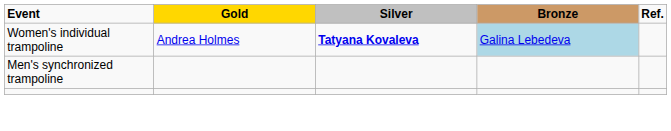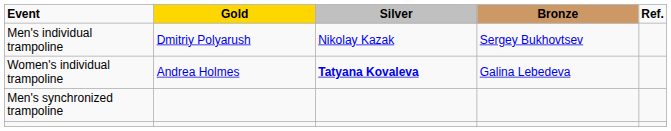+ row: (50, 39)
(525, 39) lightblue background -> (525, 72) no background
